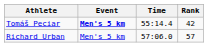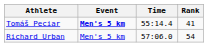(191, 23) 42 -> (191, 23) 41
(191, 35) 57 -> (191, 35) 54
